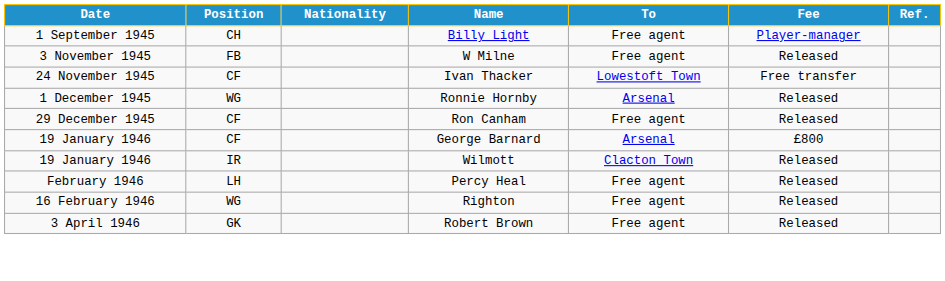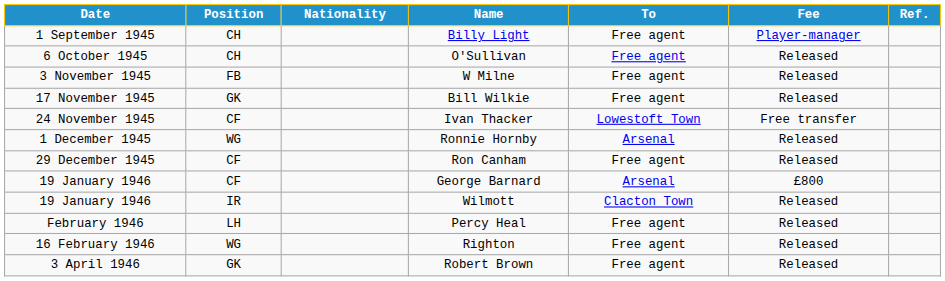+ row: (489, 56)
+ row: (489, 98)
